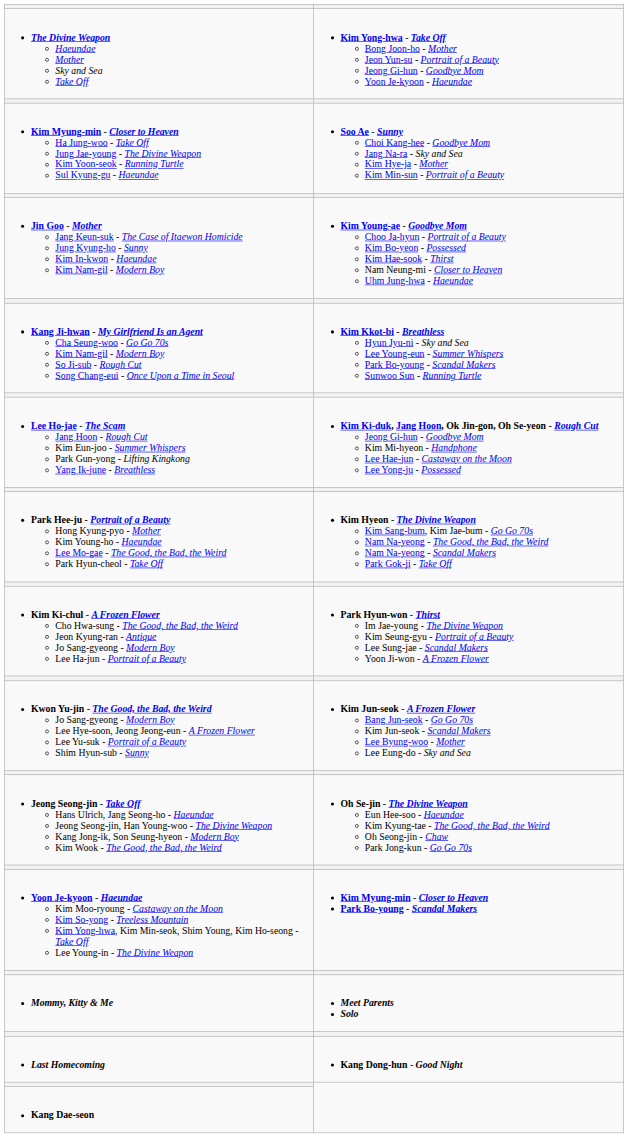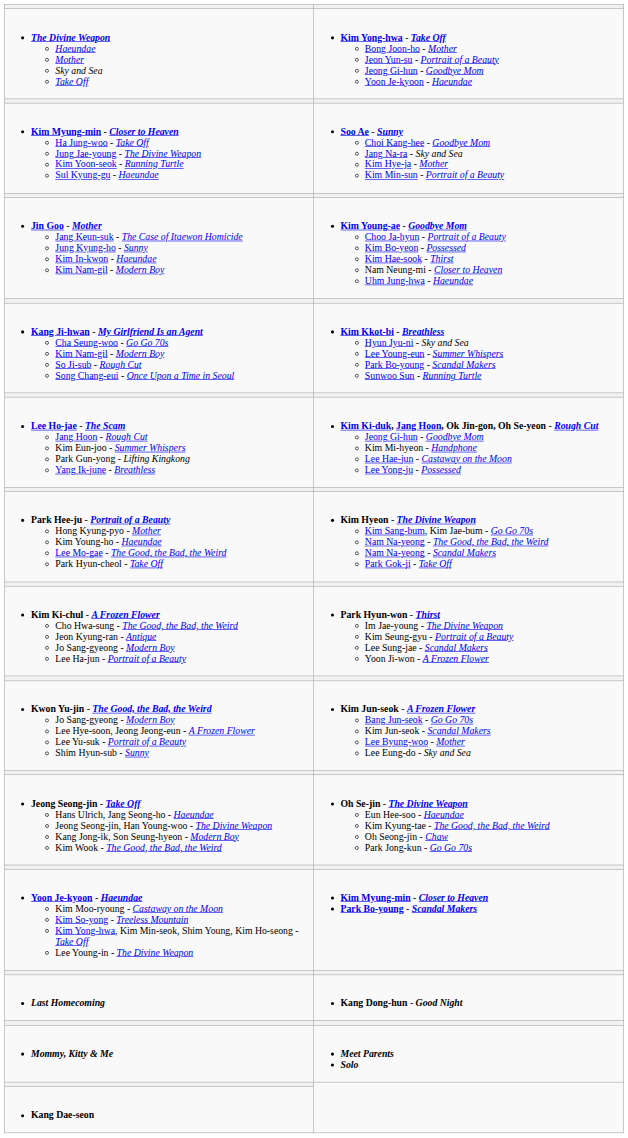rows swapped: (159, 1065) <-> (159, 1003)
